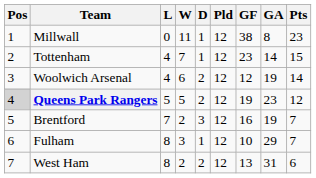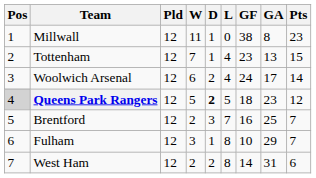columns swapped: (223, 15) <-> (168, 15)
(270, 57) 14 -> (270, 57) 13
(246, 78) 12 -> (246, 78) 24
(270, 78) 19 -> (270, 78) 17
(201, 99) normal -> (212, 99) bold
(246, 99) 19 -> (246, 99) 18
(270, 120) 19 -> (270, 120) 25
(246, 162) 13 -> (246, 162) 14
